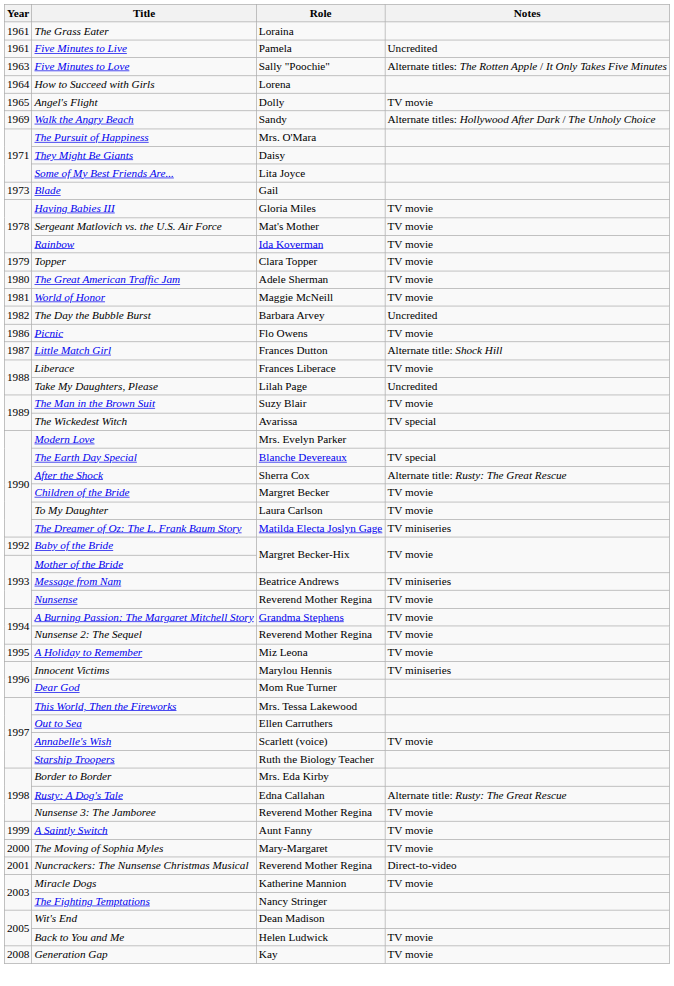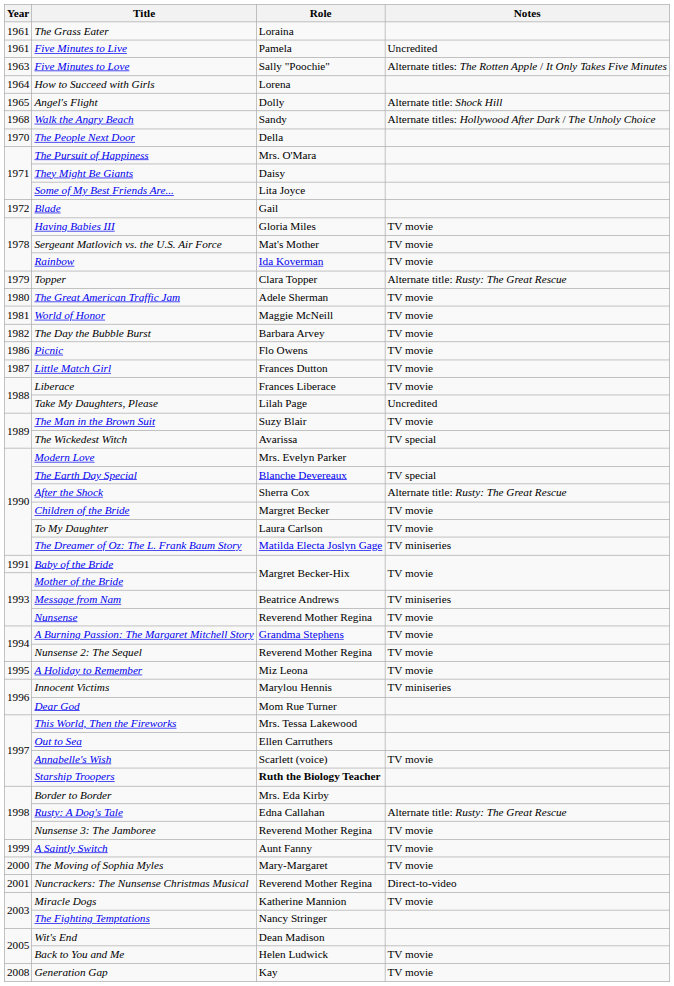(410, 102) TV movie -> (445, 102) Alternate title: Shock Hill
(18, 119) 1969 -> (18, 119) 1968
+ row: (85, 137)
(18, 191) 1973 -> (18, 208) 1972
(410, 262) TV movie -> (477, 279) Alternate title: Rusty: The Great Rescue
(412, 315) Uncredited -> (410, 333) TV movie
(445, 350) Alternate title: Shock Hill -> (410, 368) TV movie
(18, 546) 1992 -> (18, 564) 1991
(316, 759) normal -> (320, 777) bold
